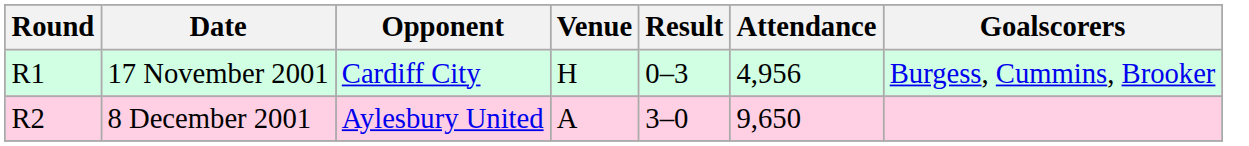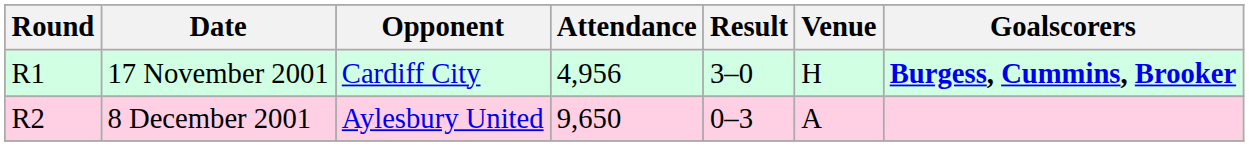columns swapped: (594, 27) <-> (807, 27)
(667, 72) 0–3 -> (731, 72) 3–0
(1053, 72) normal -> (1063, 72) bold
(667, 118) 3–0 -> (731, 118) 0–3
